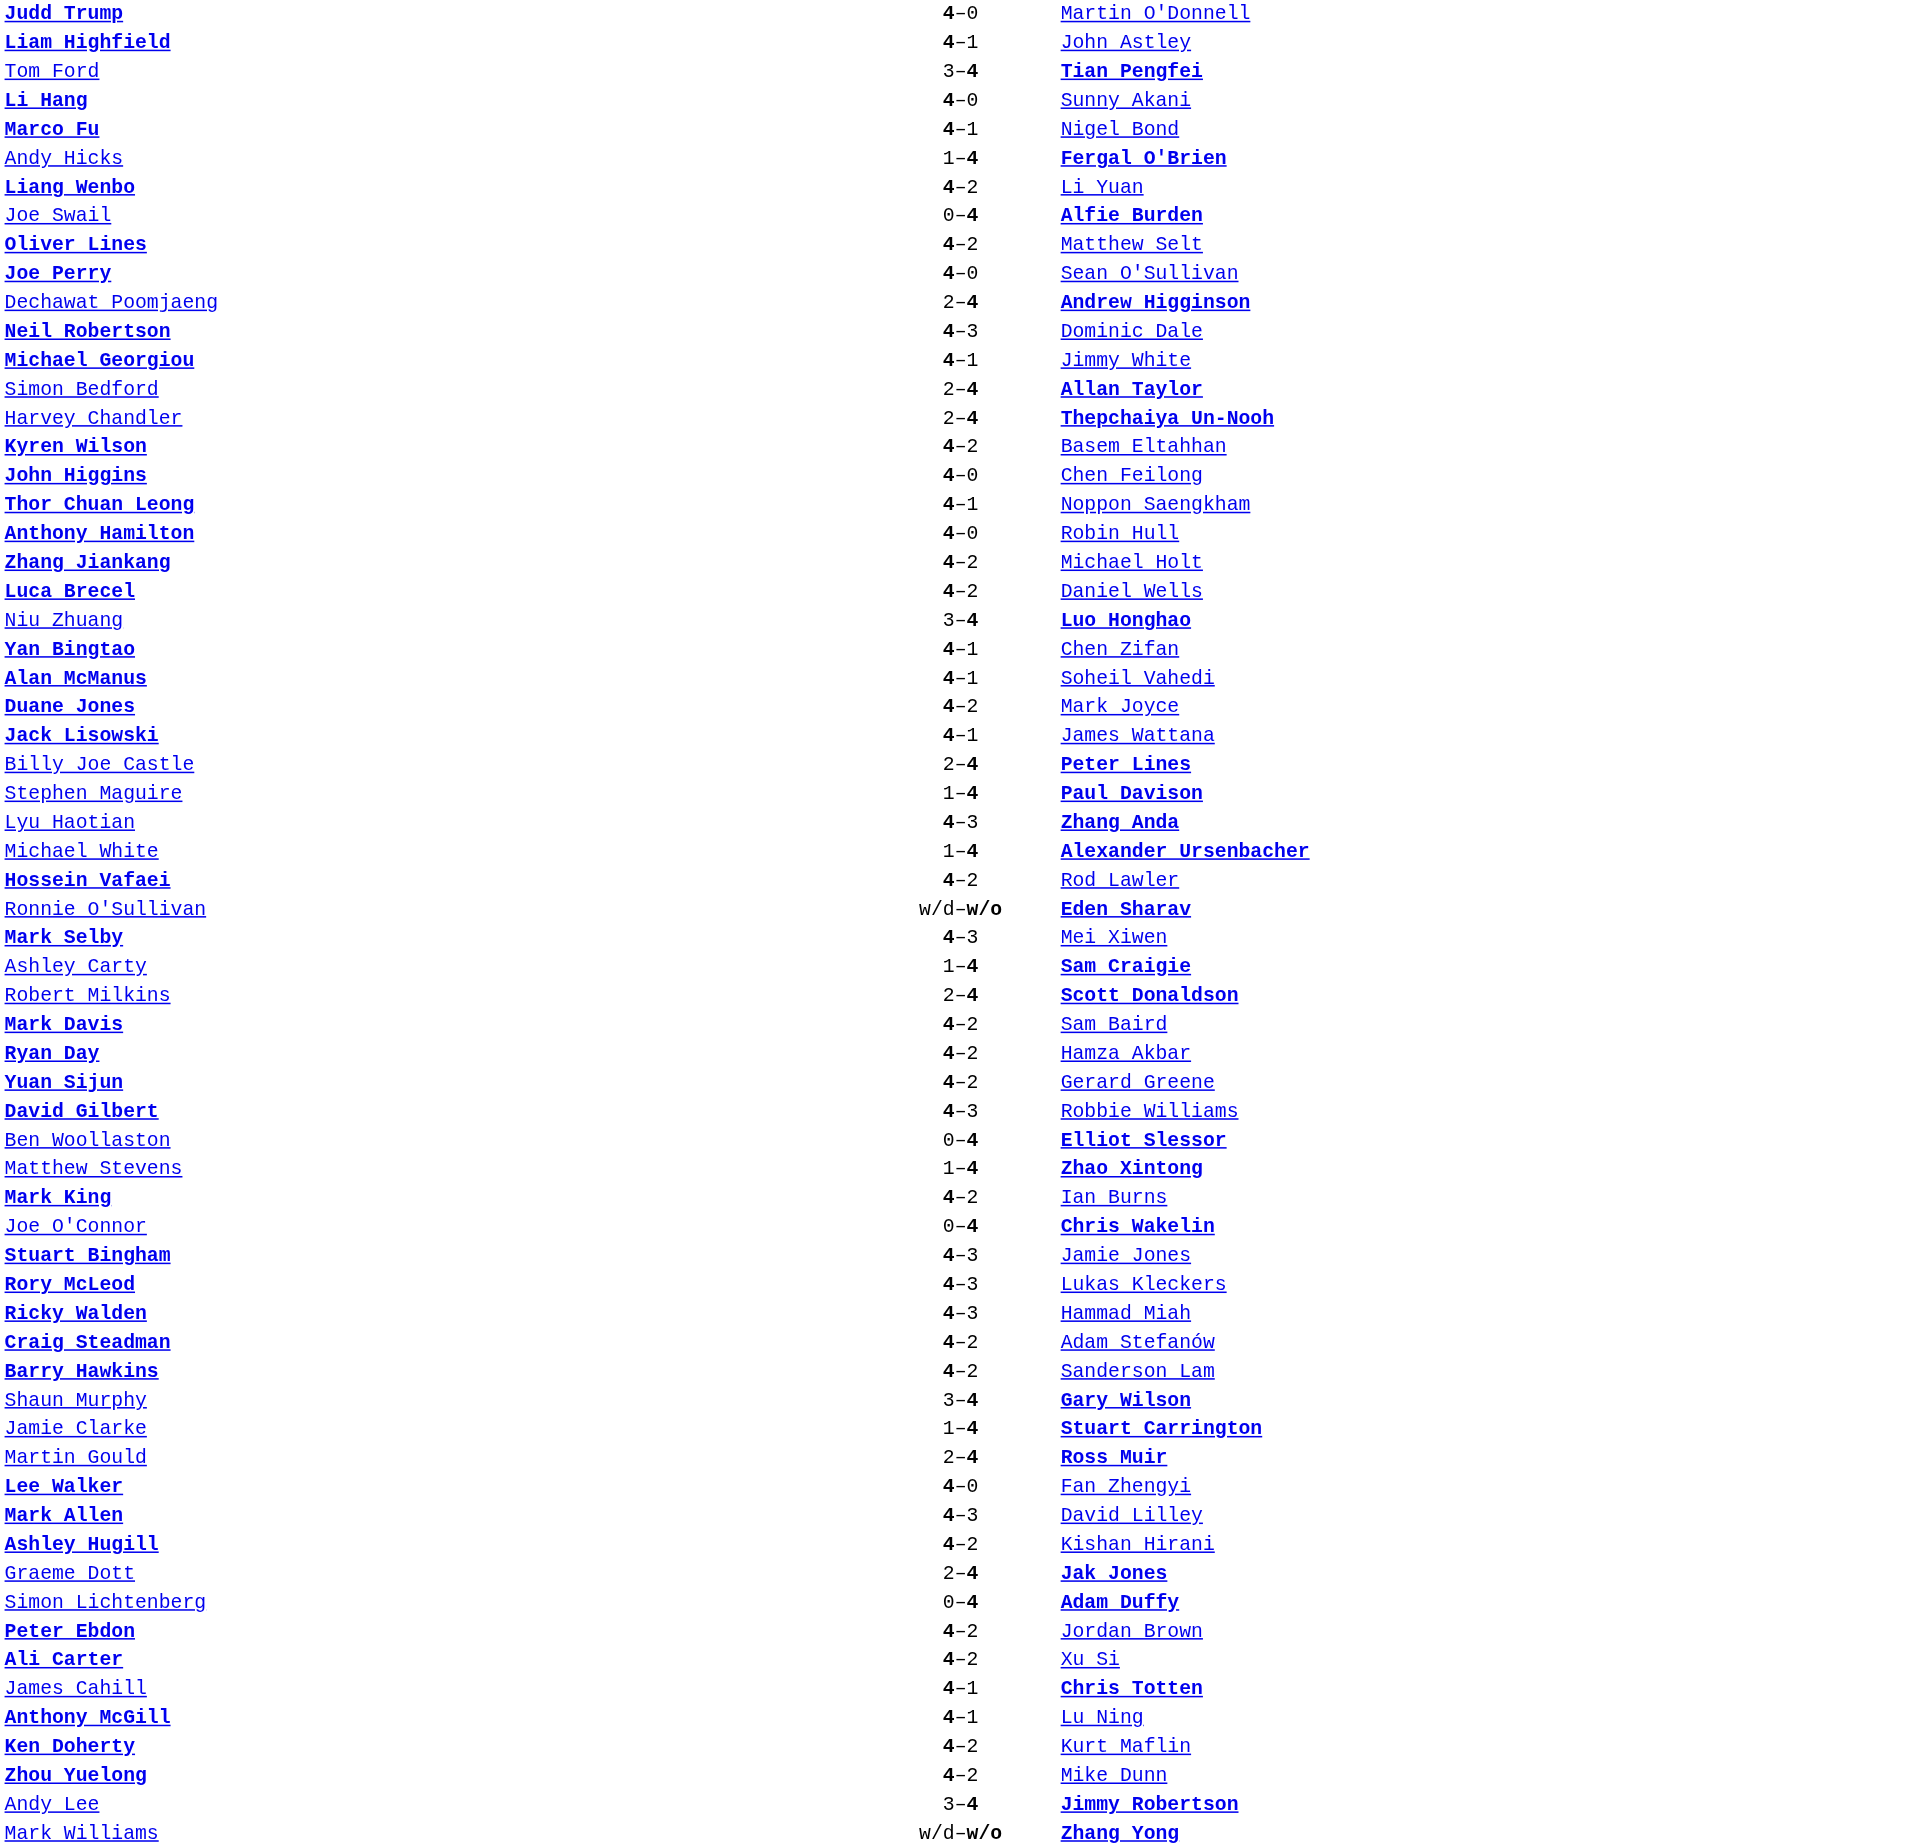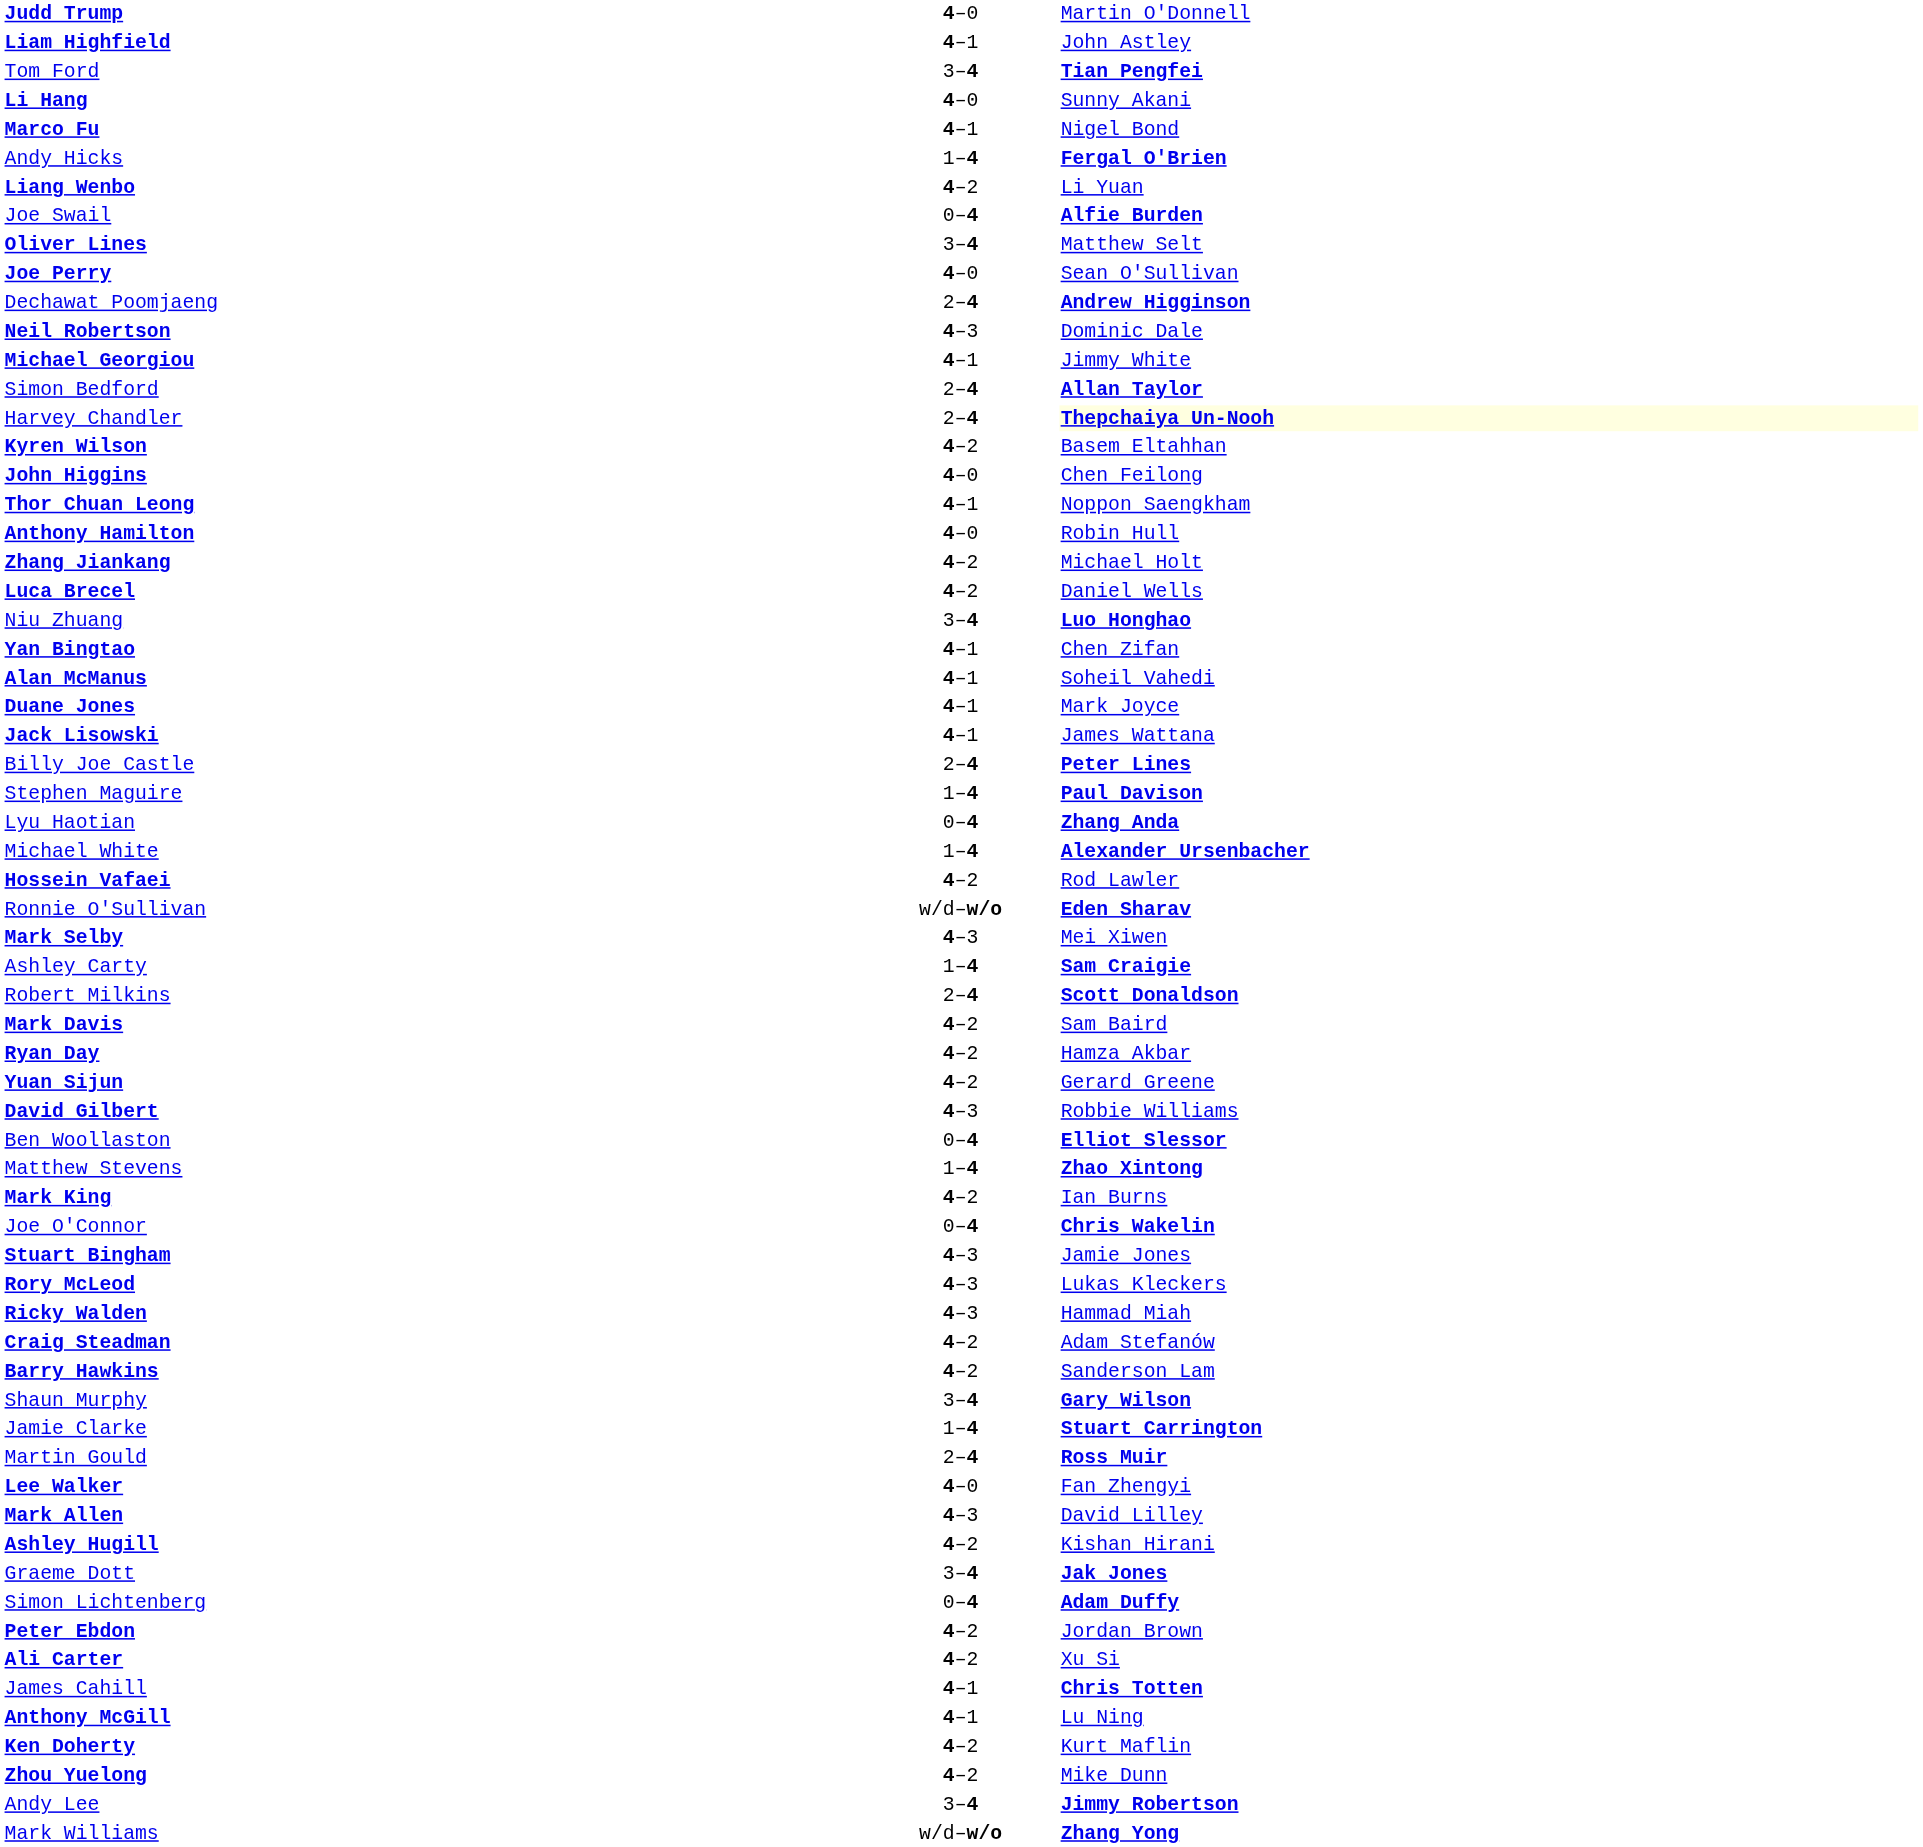(961, 245) 4–2 -> (961, 245) 3–4
(1167, 418) no background -> (1167, 418) lightyellow background
(961, 707) 4–2 -> (961, 707) 4–1
(961, 823) 4–3 -> (961, 823) 0–4
(961, 1573) 2–4 -> (961, 1573) 3–4
